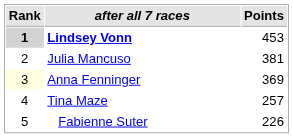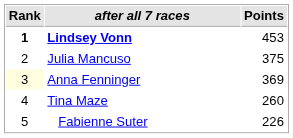(25, 38) lightgrey background -> (25, 38) no background
(273, 59) 381 -> (273, 59) 375
(273, 100) 257 -> (273, 100) 260
